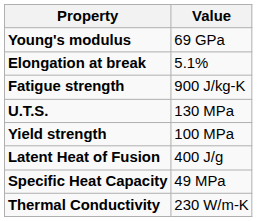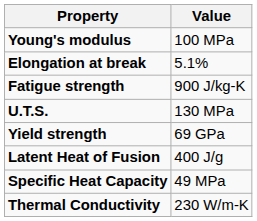(200, 39) 69 GPa -> (204, 39) 100 MPa
(204, 134) 100 MPa -> (200, 134) 69 GPa
